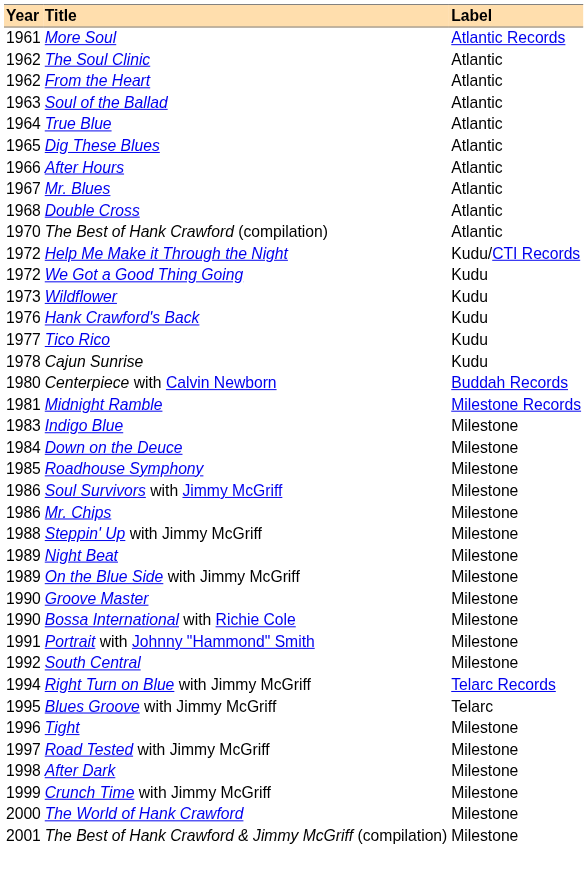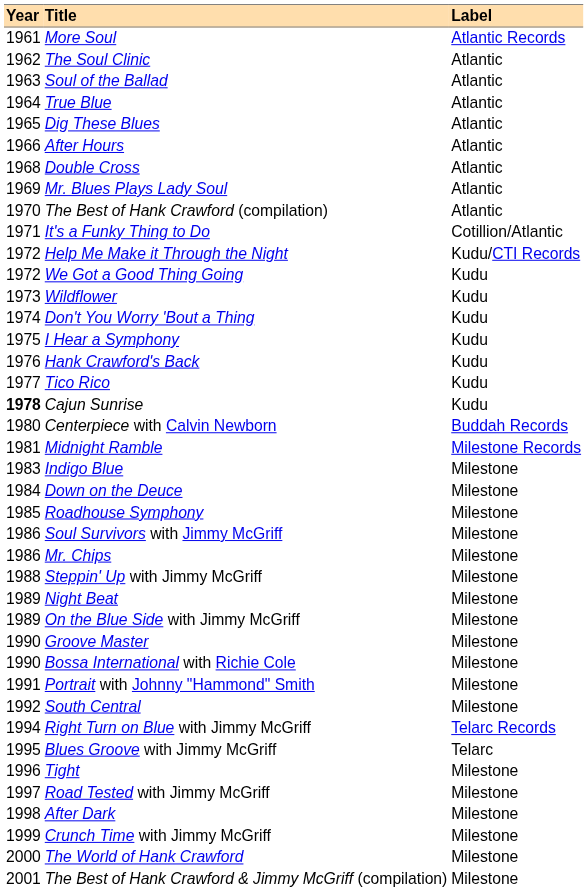- row: (97, 81)
- row: (78, 189)
+ row: (136, 189)
+ row: (127, 232)
+ row: (150, 318)
+ row: (112, 340)
(23, 361) normal -> (23, 404) bold
